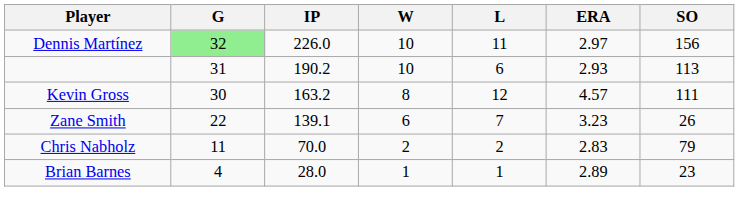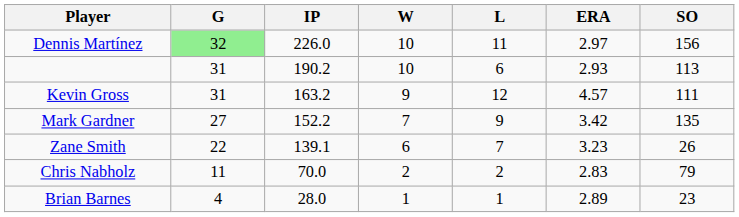(218, 95) 30 -> (218, 95) 31
(406, 95) 8 -> (406, 95) 9
+ row: (88, 120)
